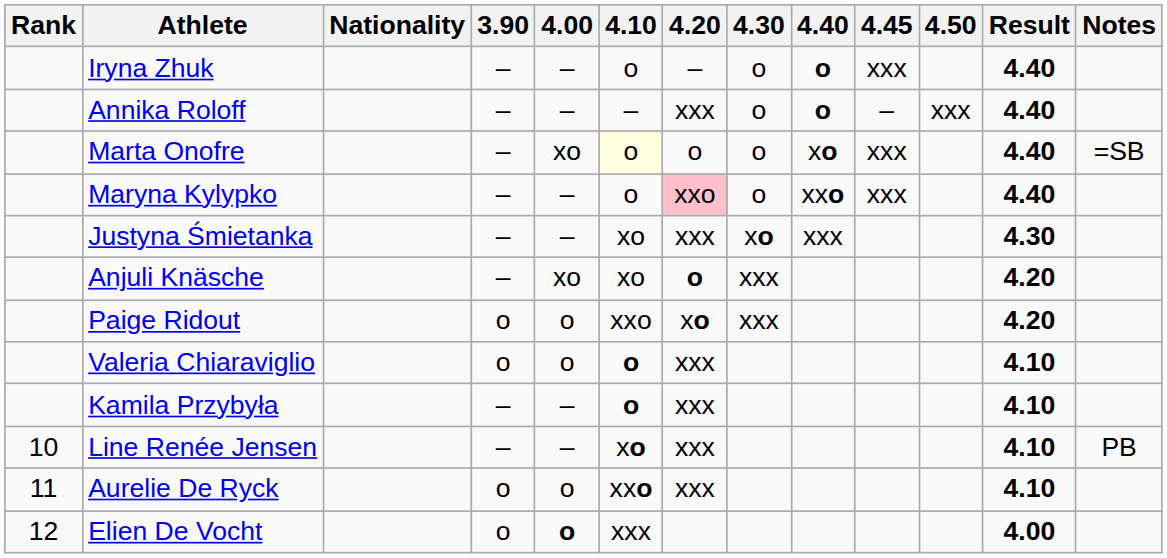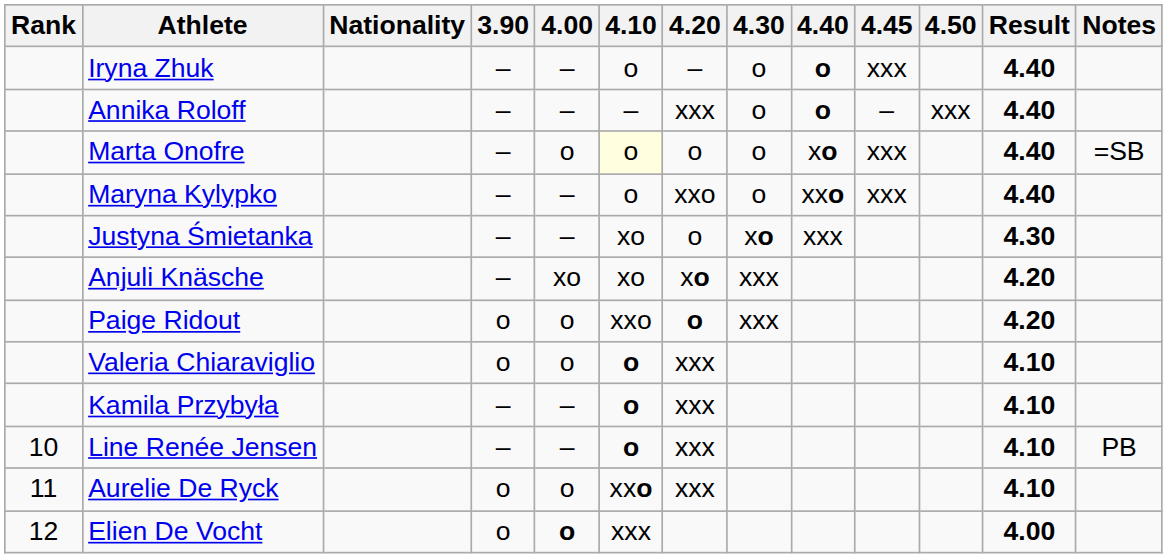(567, 151) xo -> (567, 151) o
(695, 194) pink background -> (695, 194) no background
(695, 236) xxx -> (695, 236) o
(695, 278) o -> (695, 278) xo
(695, 320) xo -> (695, 320) o
(631, 446) xo -> (631, 446) o
